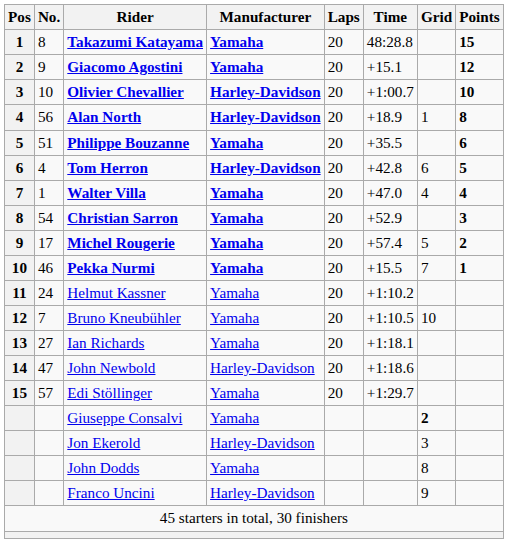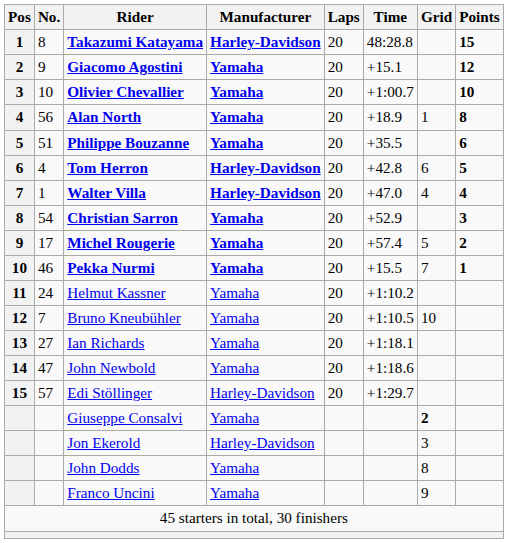(237, 42) Yamaha -> (265, 42) Harley-Davidson
(265, 92) Harley-Davidson -> (237, 92) Yamaha
(265, 117) Harley-Davidson -> (237, 117) Yamaha
(237, 192) Yamaha -> (265, 192) Harley-Davidson
(262, 368) Harley-Davidson -> (235, 368) Yamaha
(235, 393) Yamaha -> (262, 393) Harley-Davidson
(262, 493) Harley-Davidson -> (235, 493) Yamaha
